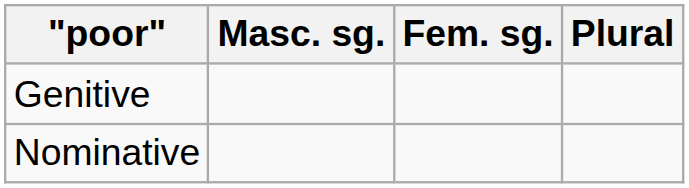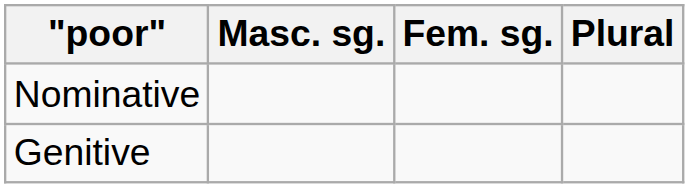rows swapped: (107, 152) <-> (82, 93)
